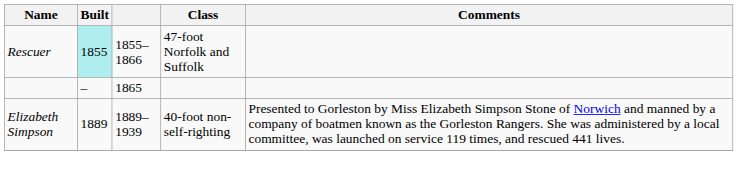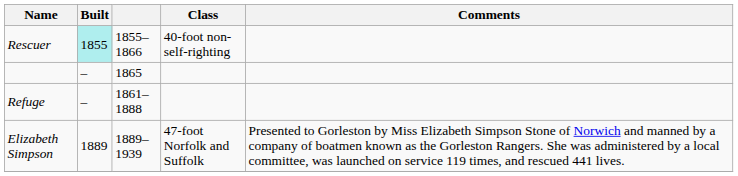(196, 51) 47-foot Norfolk and Suffolk -> (198, 44) 40-foot non-self-righting
+ row: (26, 101)
(198, 124) 40-foot non-self-righting -> (196, 145) 47-foot Norfolk and Suffolk
